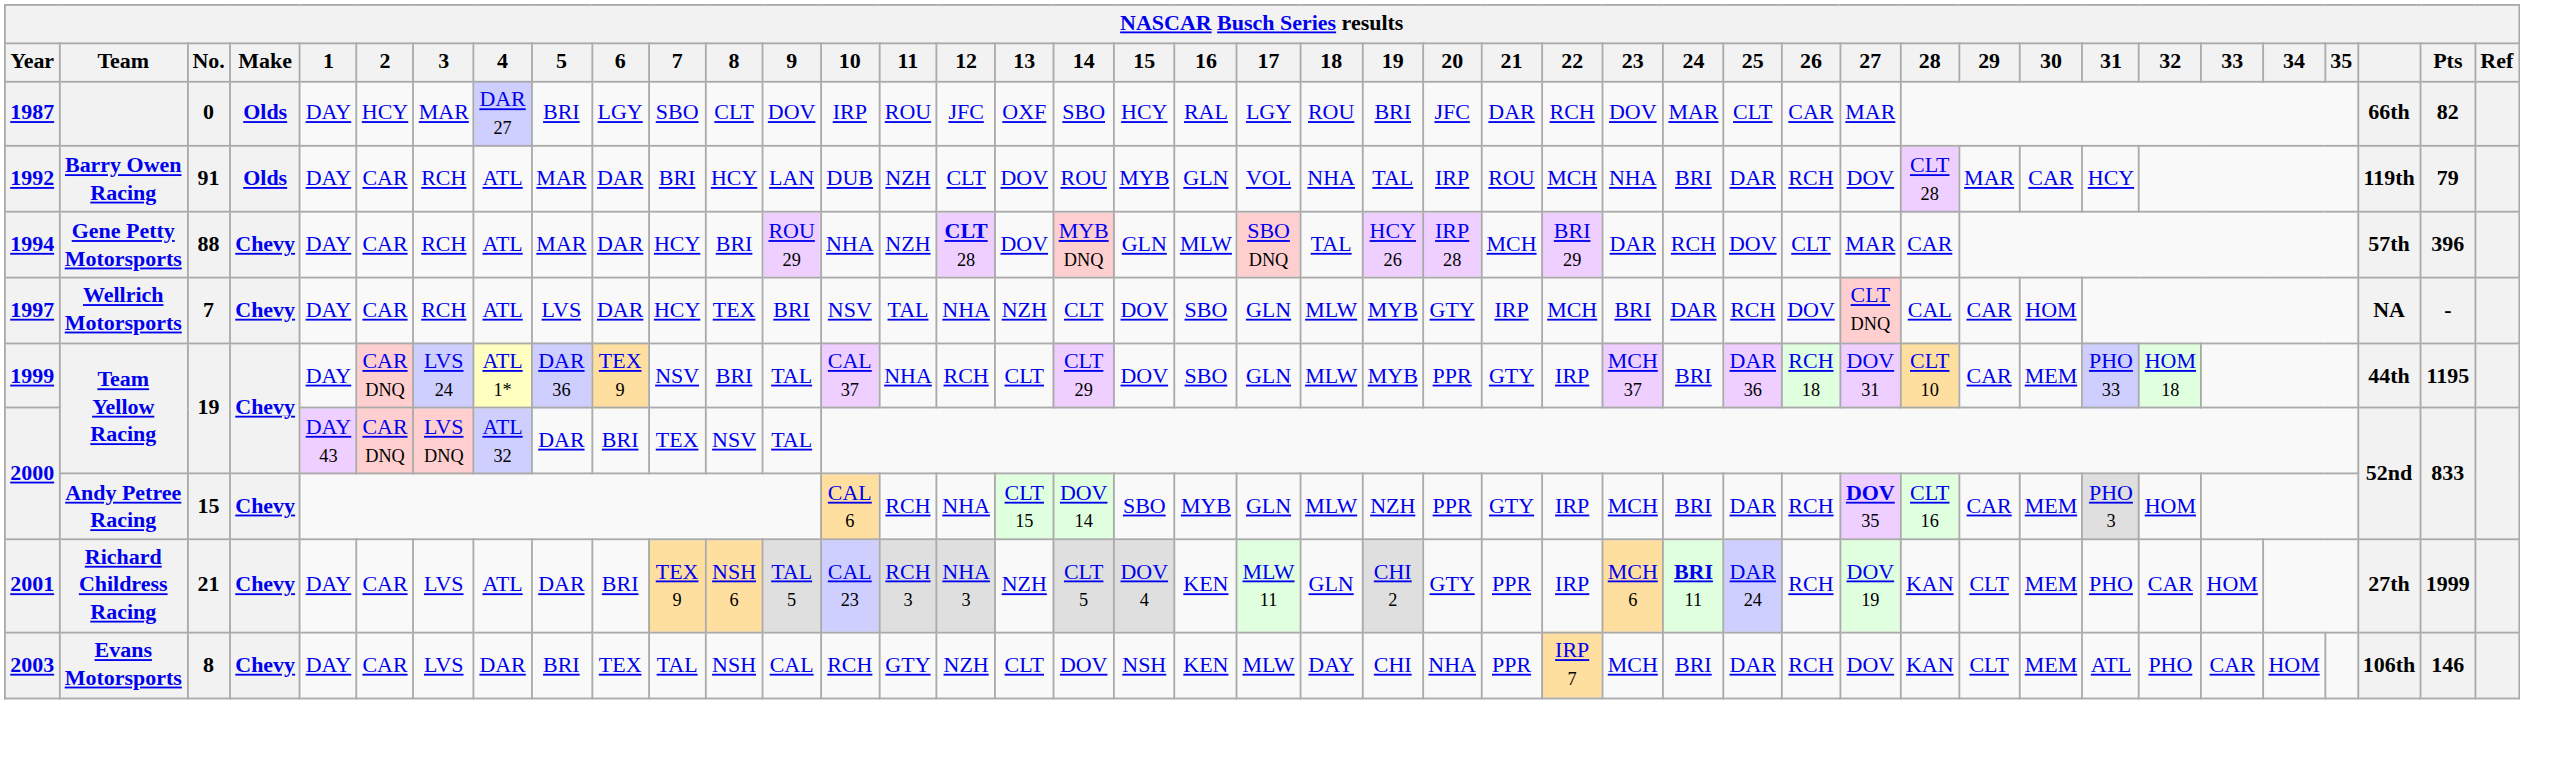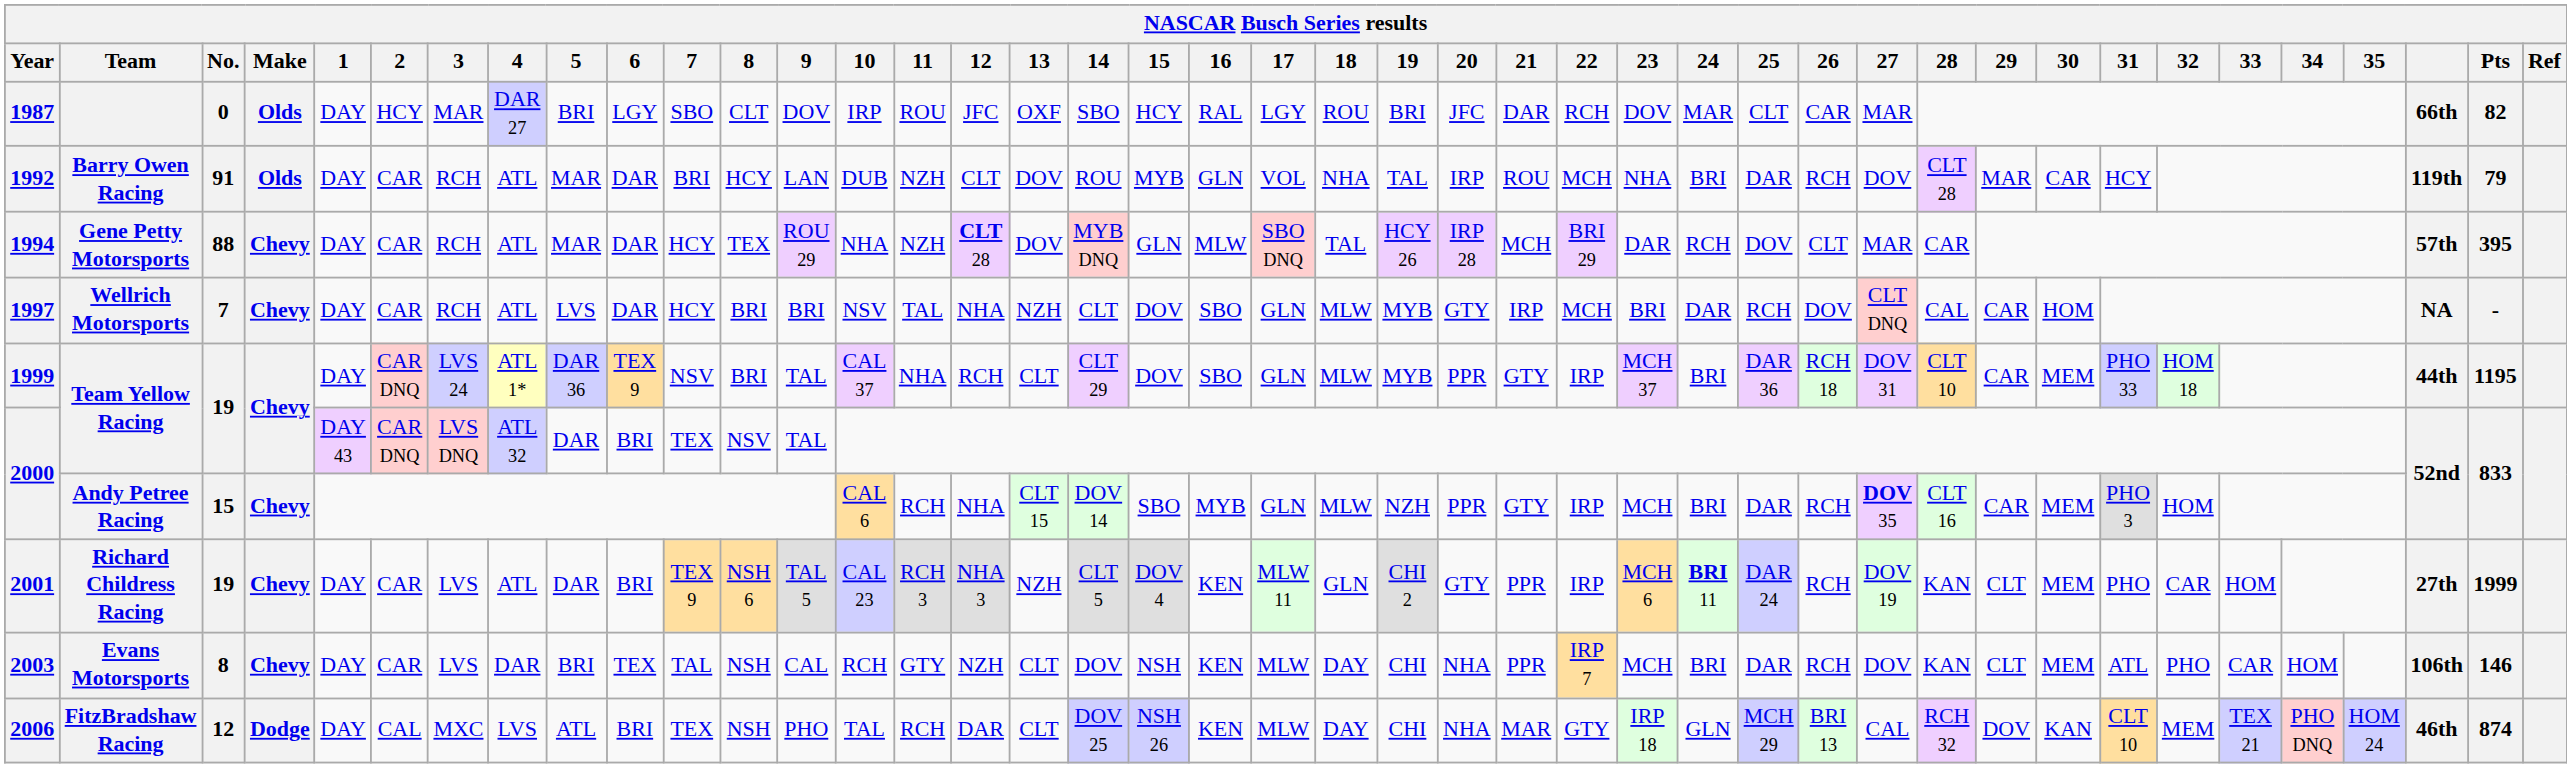(734, 244) BRI -> (749, 244) TEX
(2448, 244) 396 -> (2495, 244) 395
(734, 309) TEX -> (749, 309) BRI
(209, 585) 21 -> (223, 585) 19
+ row: (32, 730)
